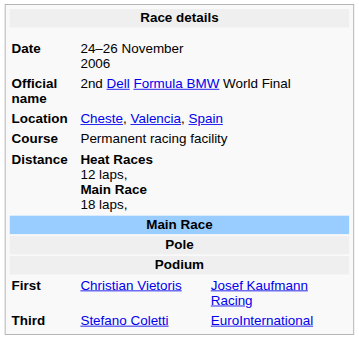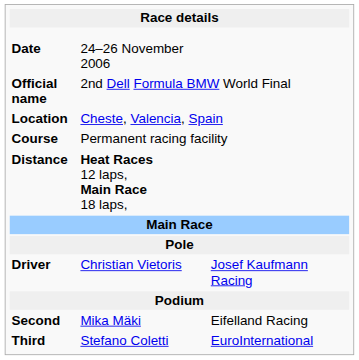+ row: (31, 265)
- row: (26, 285)
+ row: (36, 320)
